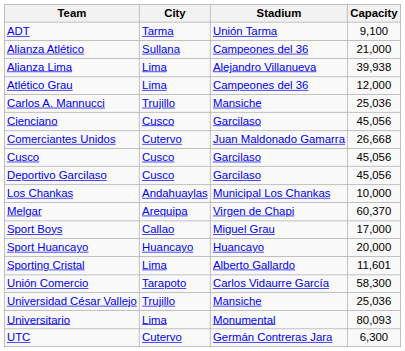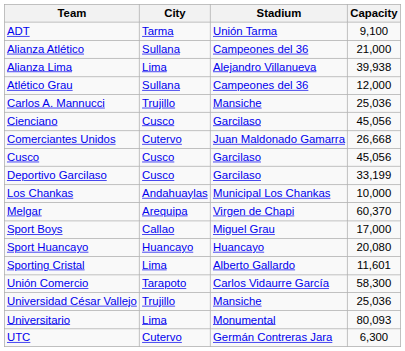(154, 85) Lima -> (161, 85) Sullana
(374, 175) 45,056 -> (374, 175) 33,199
(374, 247) 20,000 -> (374, 247) 20,080
